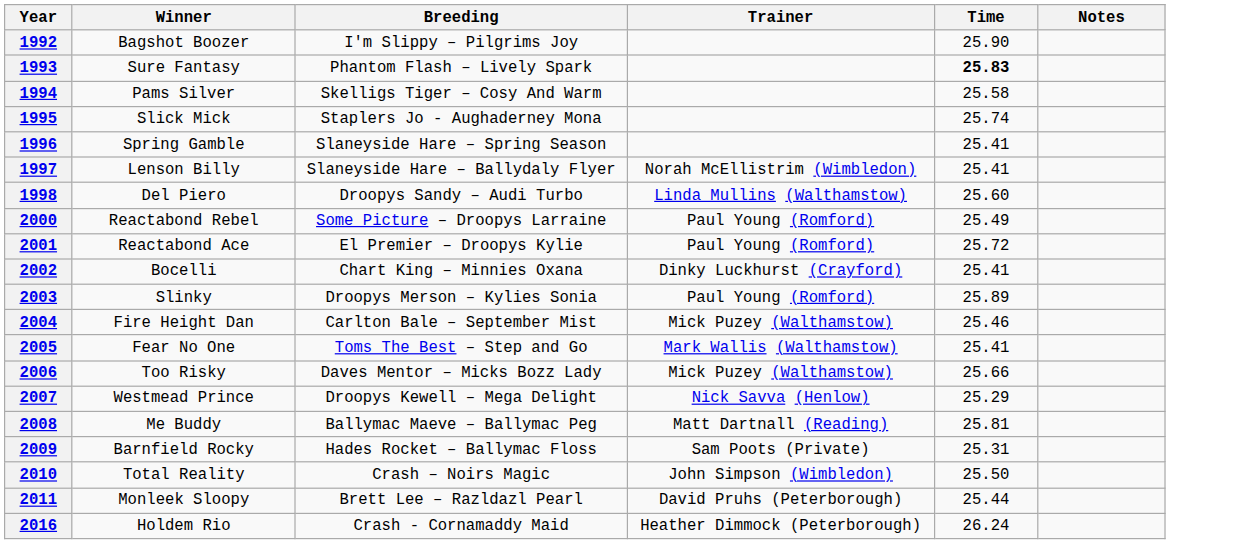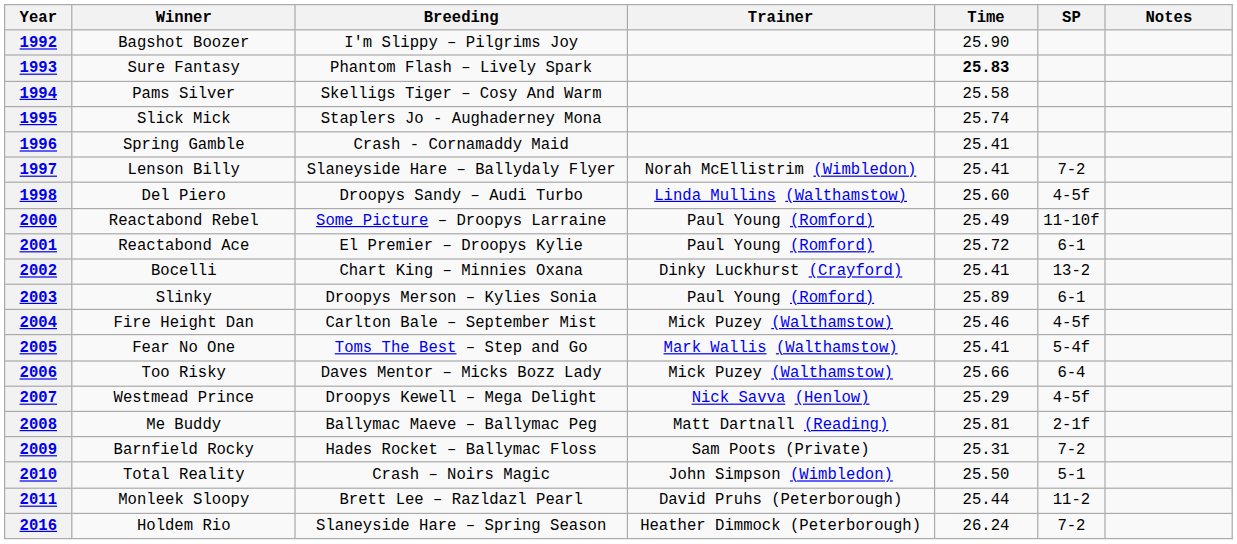+ column: (1071, 17)
(461, 144) Slaneyside Hare – Spring Season -> (461, 144) Crash - Cornamaddy Maid
(461, 526) Crash - Cornamaddy Maid -> (461, 526) Slaneyside Hare – Spring Season
